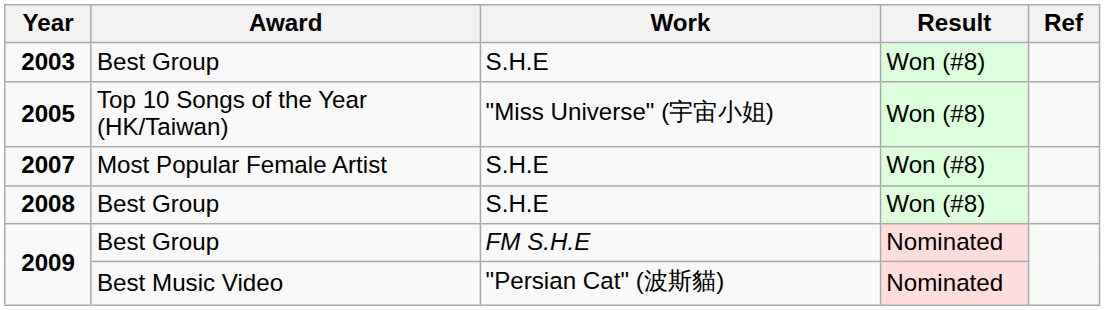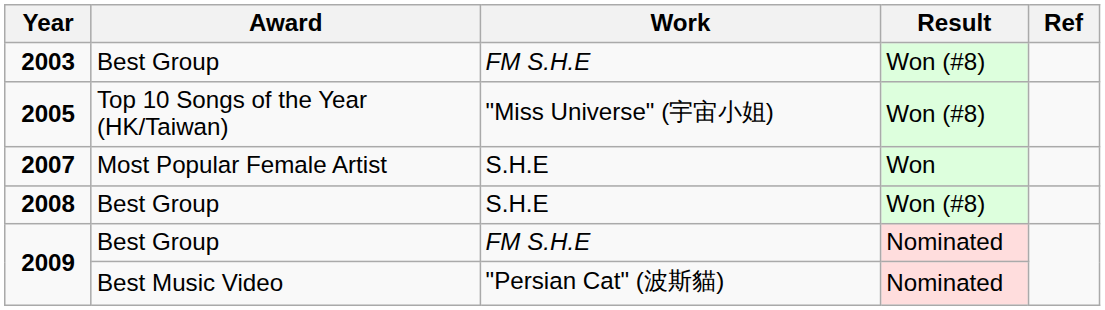(517, 61) S.H.E -> (538, 61) FM S.H.E
(954, 166) Won (#8) -> (954, 166) Won
